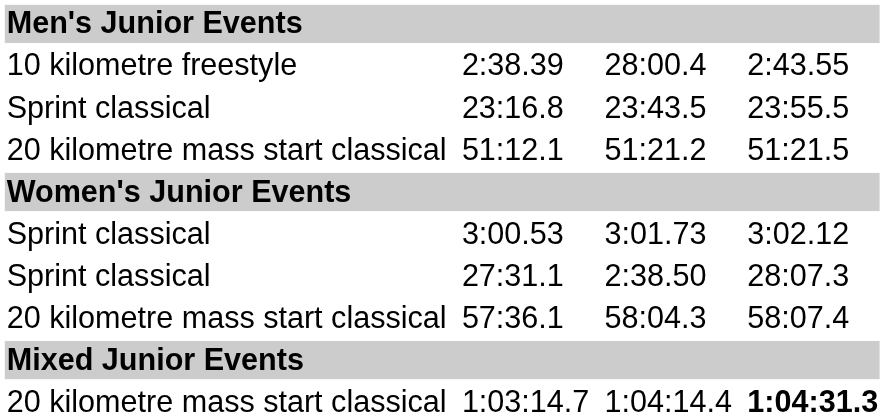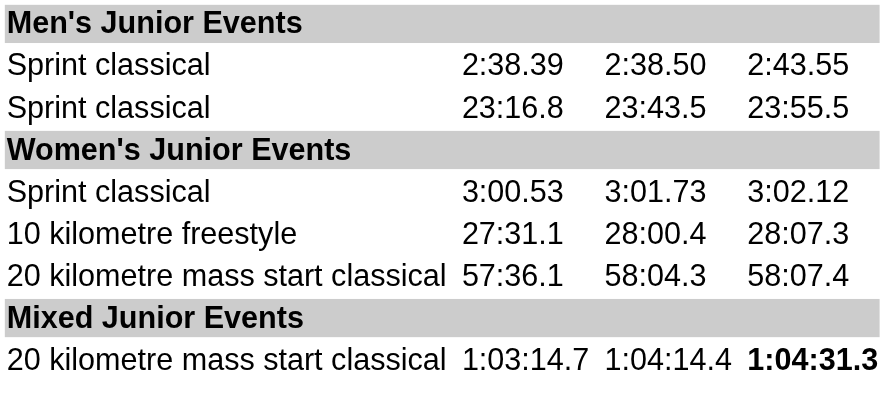(152, 65) 10 kilometre freestyle -> (109, 65) Sprint classical
(656, 65) 28:00.4 -> (656, 65) 2:38.50
- row: (513, 149)
(109, 275) Sprint classical -> (152, 233) 10 kilometre freestyle
(656, 275) 2:38.50 -> (656, 233) 28:00.4
